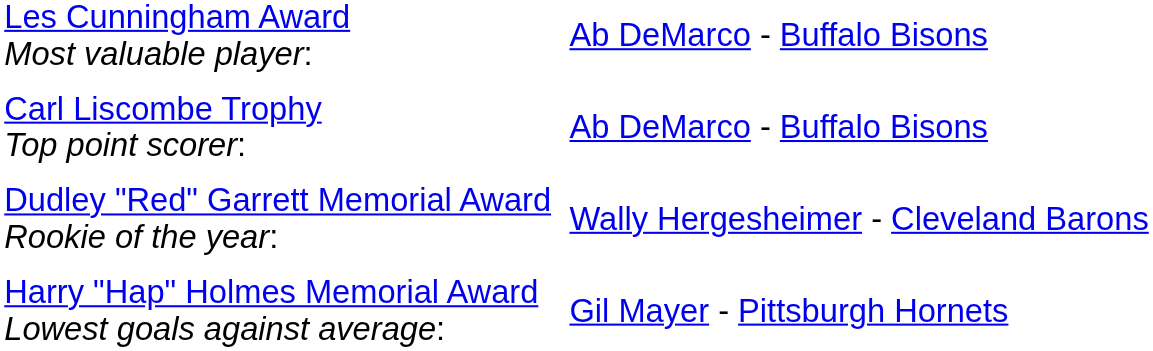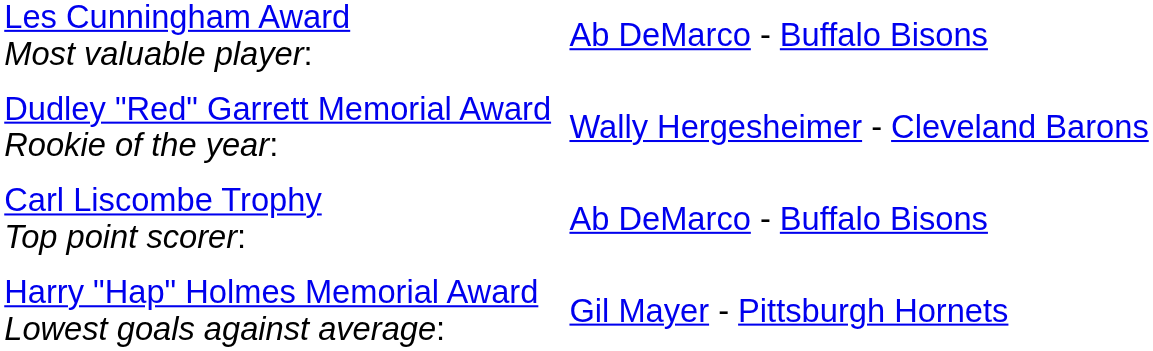rows swapped: (163, 127) <-> (278, 219)
